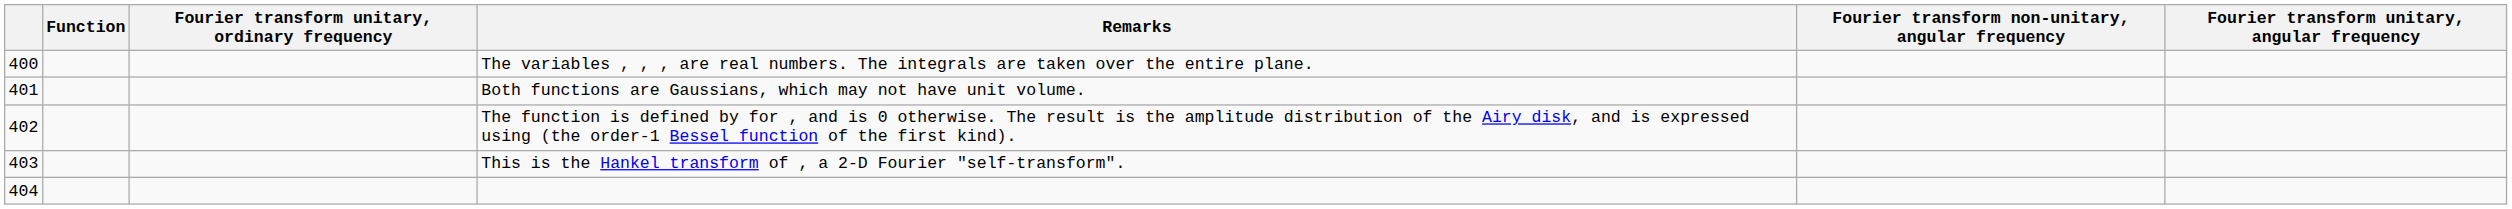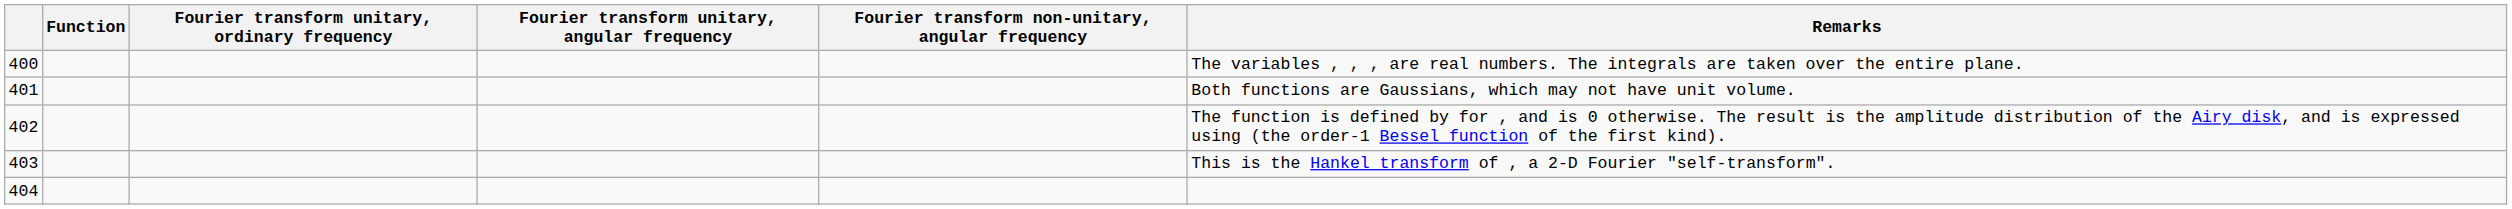columns swapped: (2336, 28) <-> (1137, 28)
